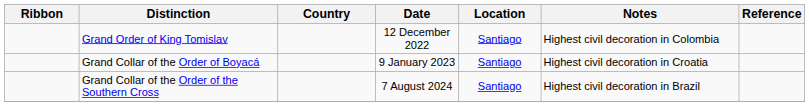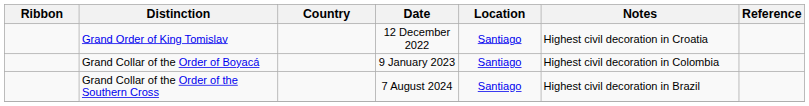(631, 39) Highest civil decoration in Colombia -> (626, 39) Highest civil decoration in Croatia
(626, 63) Highest civil decoration in Croatia -> (631, 63) Highest civil decoration in Colombia
